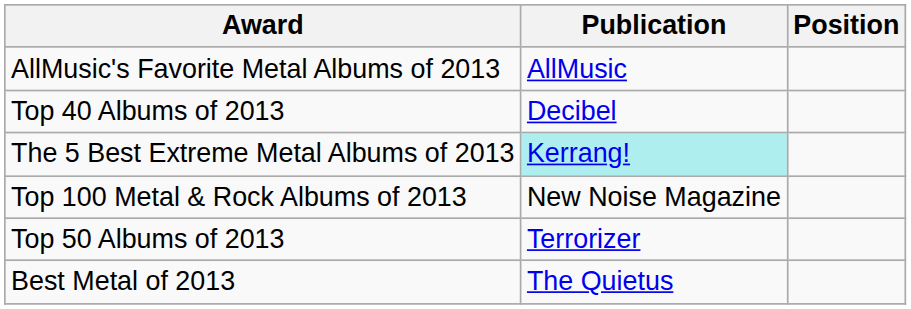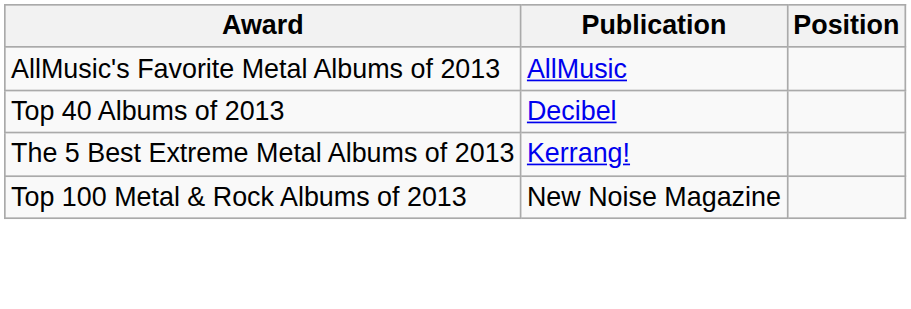(578, 153) paleturquoise background -> (578, 153) no background
- row: (148, 238)
- row: (123, 281)
